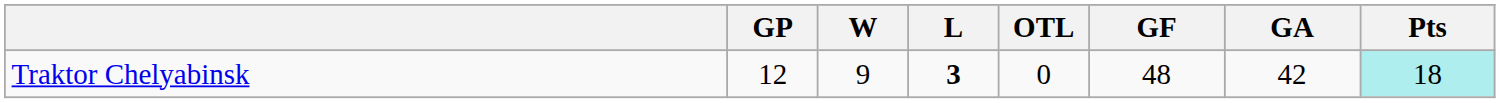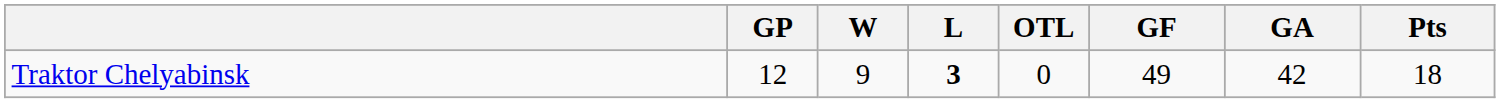(1157, 73) 48 -> (1157, 73) 49
(1428, 73) paleturquoise background -> (1428, 73) no background
